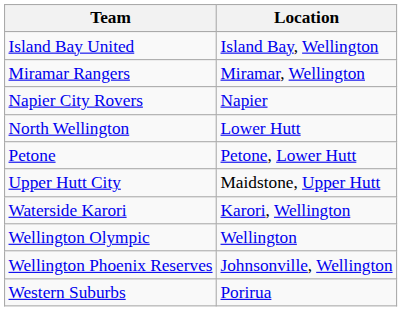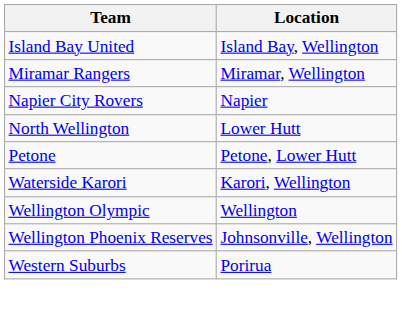- row: (65, 182)
